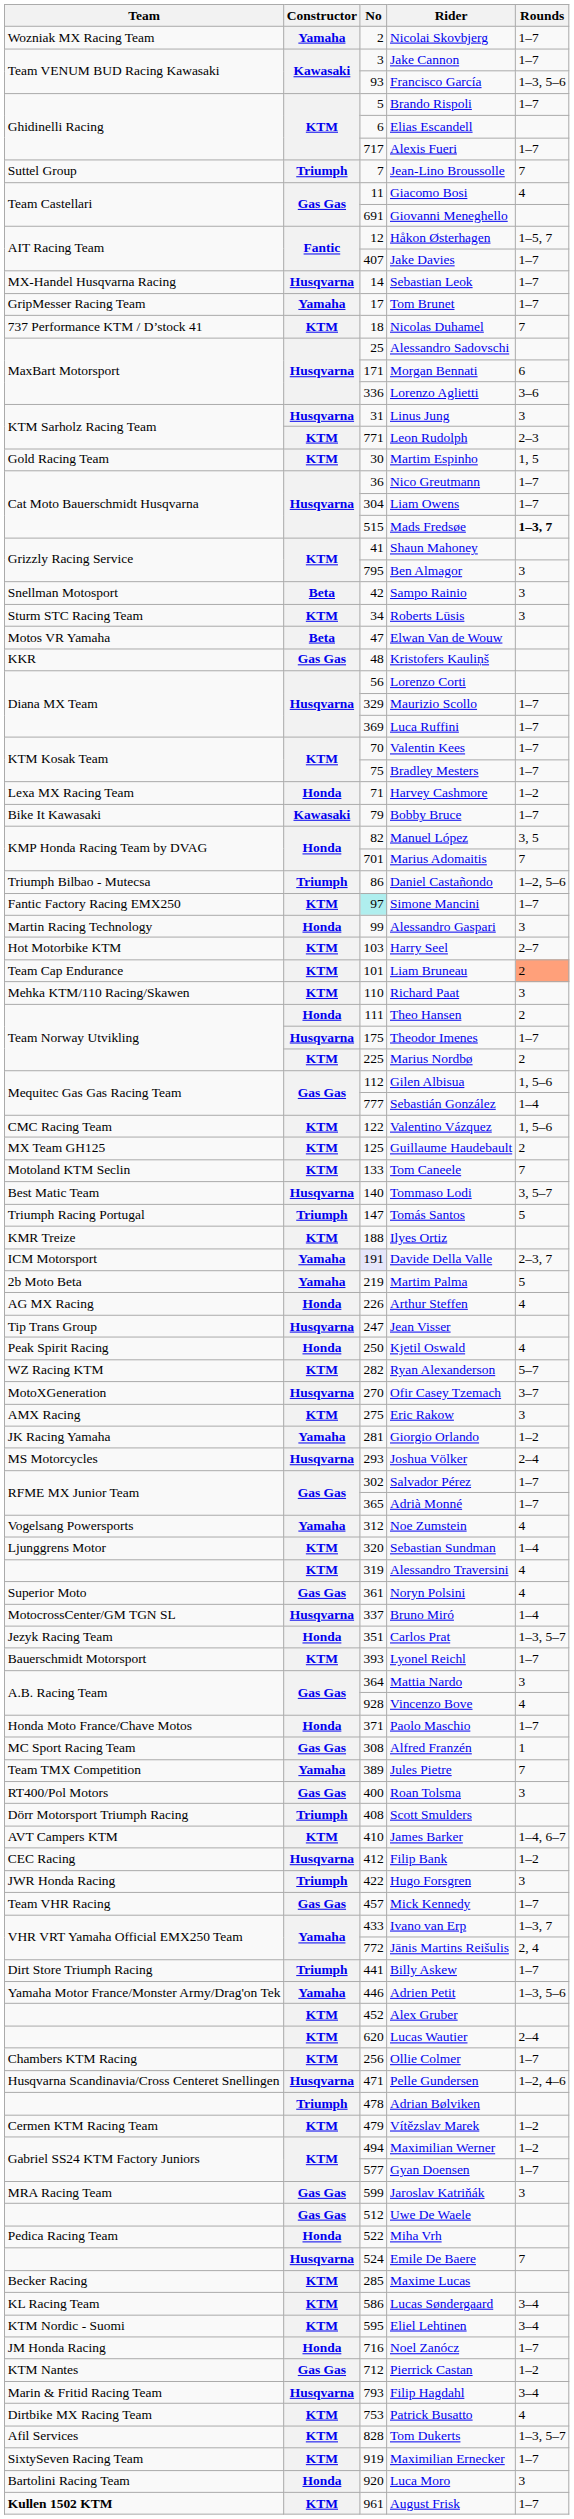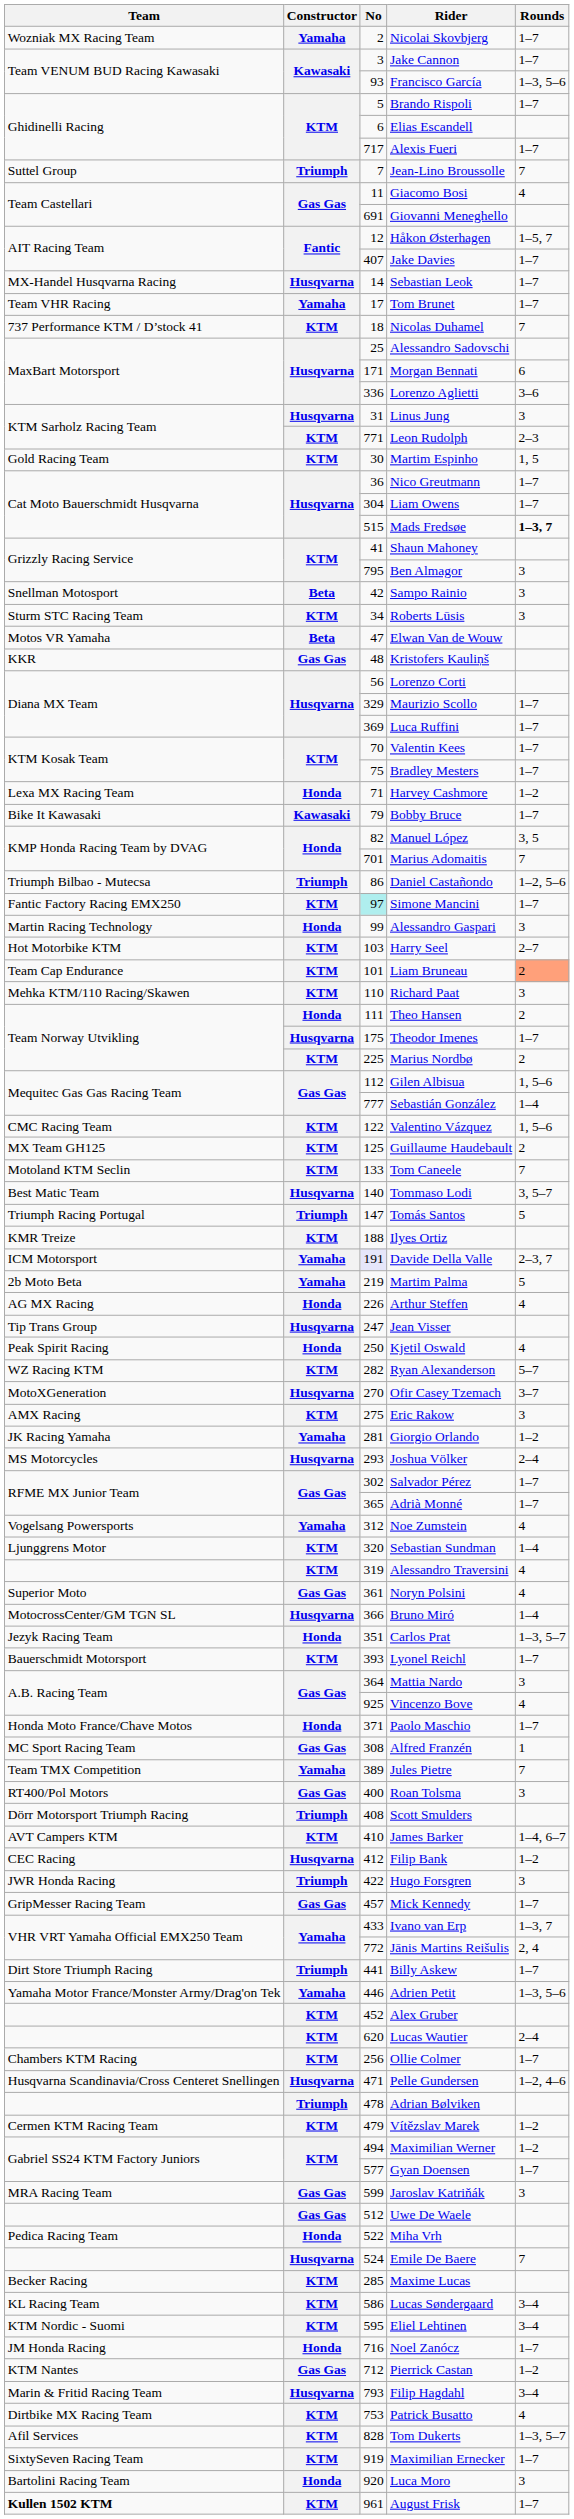(77, 303) GripMesser Racing Team -> (59, 303) Team VHR Racing
(374, 1614) 337 -> (374, 1614) 366
(374, 1703) 928 -> (374, 1703) 925
(59, 1903) Team VHR Racing -> (77, 1903) GripMesser Racing Team
